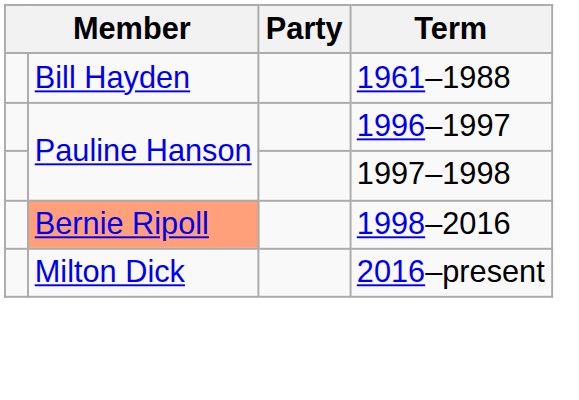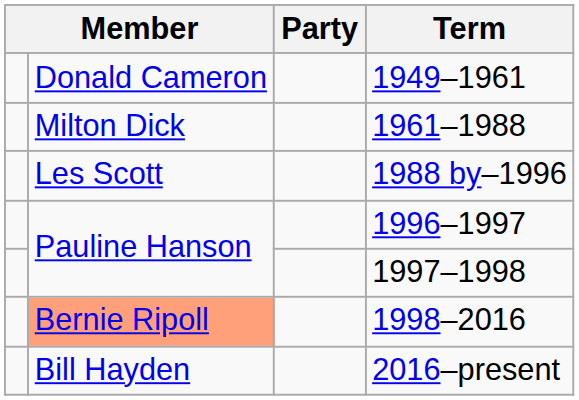+ row: (449, 77)
(112, 77) Bill Hayden -> (110, 126) Milton Dick
+ row: (470, 175)
(110, 272) Milton Dick -> (112, 369) Bill Hayden
